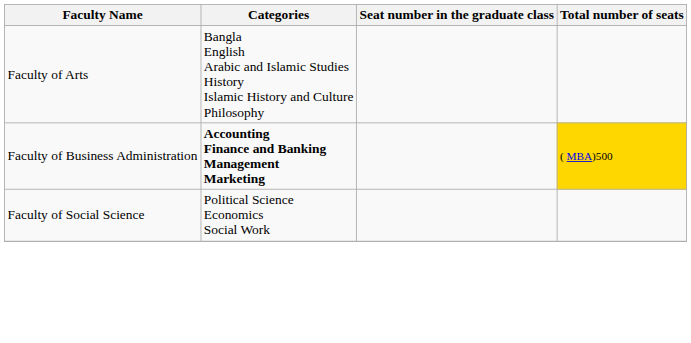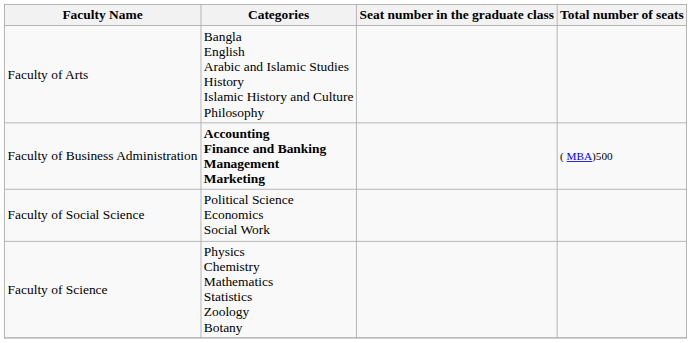(586, 156) gold background -> (586, 156) no background
+ row: (58, 289)
